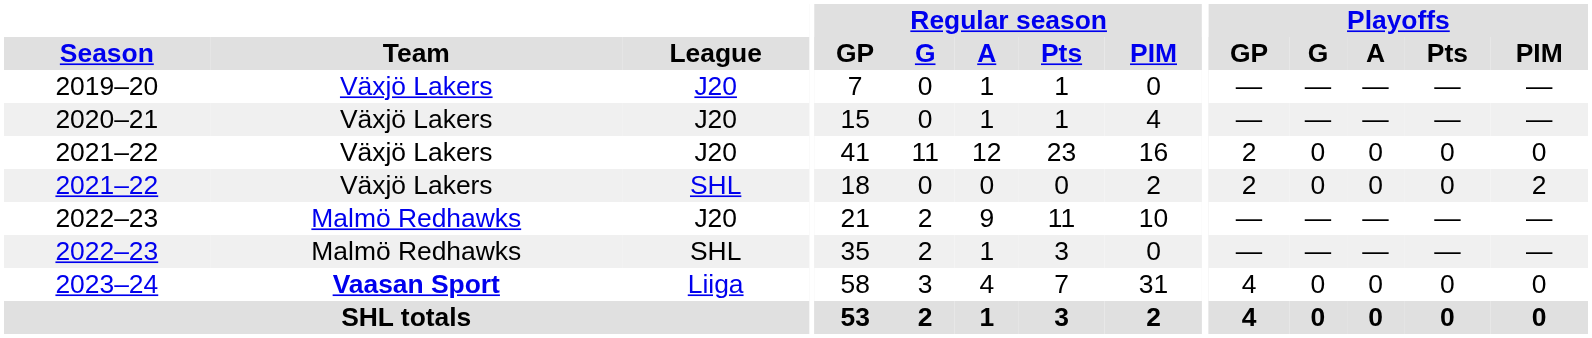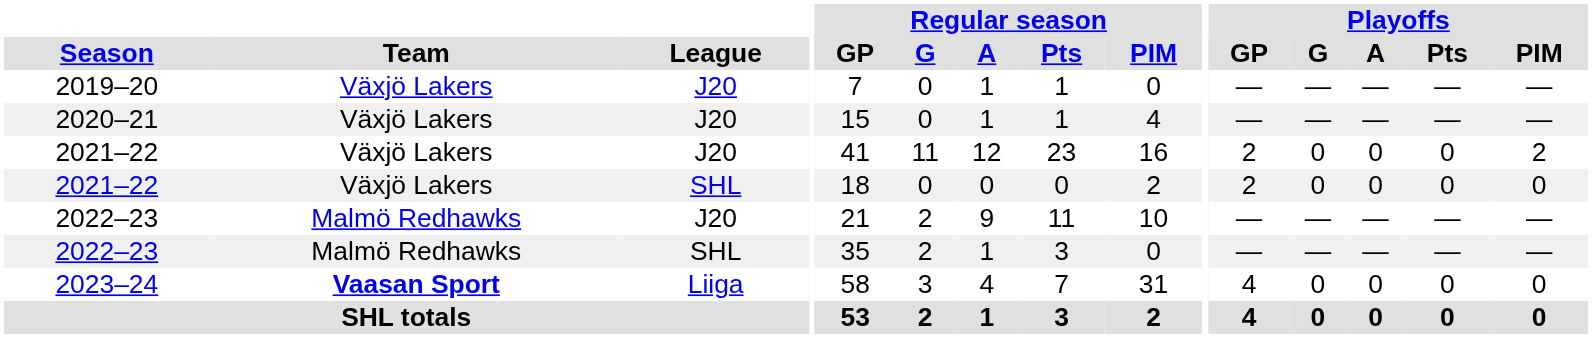(1539, 152) 0 -> (1539, 152) 2
(1539, 185) 2 -> (1539, 185) 0
